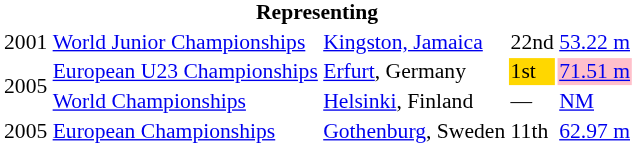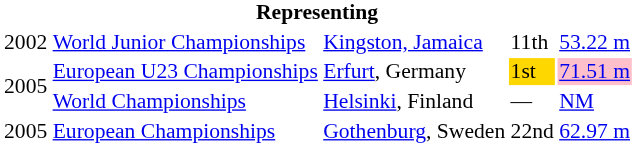(26, 41) 2001 -> (26, 41) 2002
(532, 41) 22nd -> (529, 41) 11th
(529, 130) 11th -> (532, 130) 22nd
